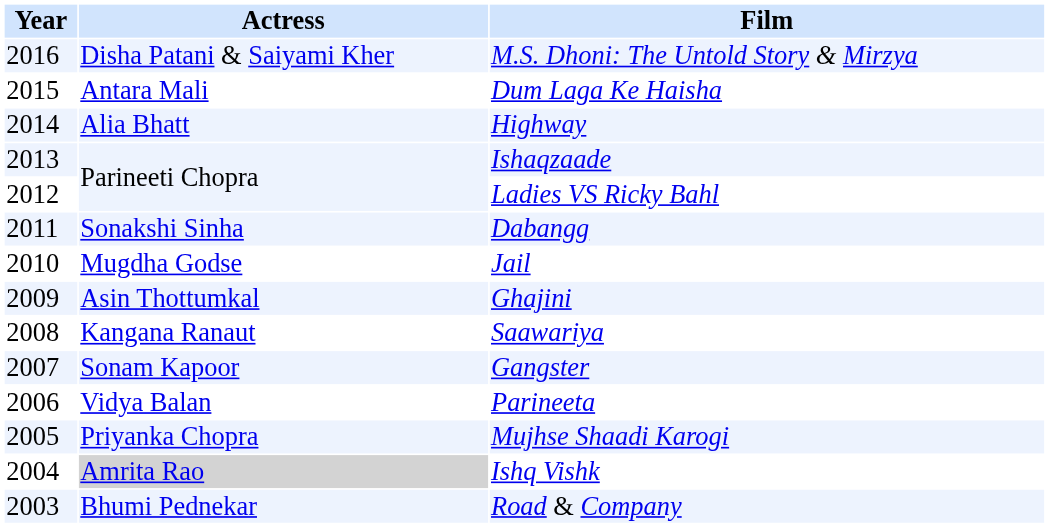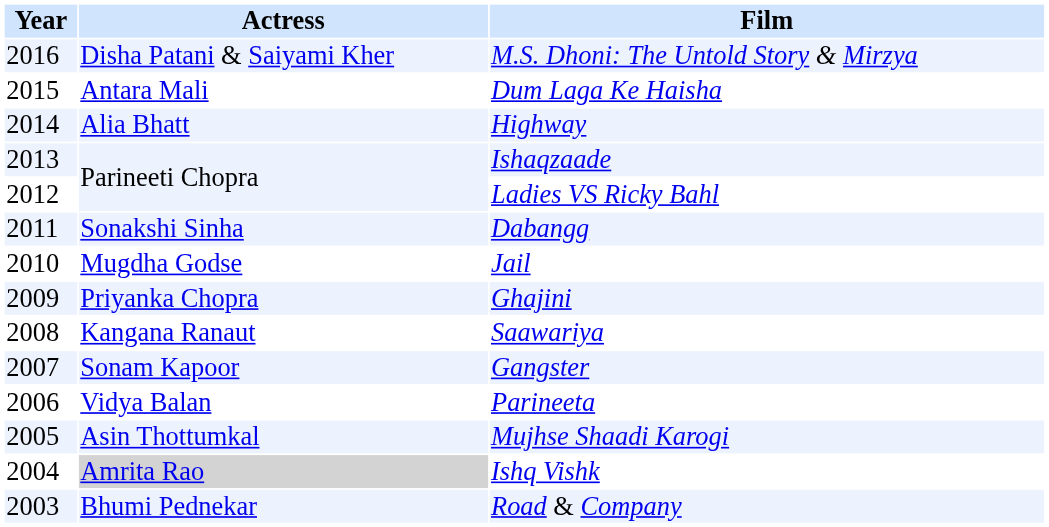(170, 298) Asin Thottumkal -> (169, 298) Priyanka Chopra
(169, 436) Priyanka Chopra -> (170, 436) Asin Thottumkal
